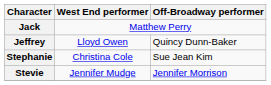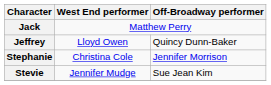(183, 57) Sue Jean Kim -> (190, 57) Jennifer Morrison
(190, 73) Jennifer Morrison -> (183, 73) Sue Jean Kim
